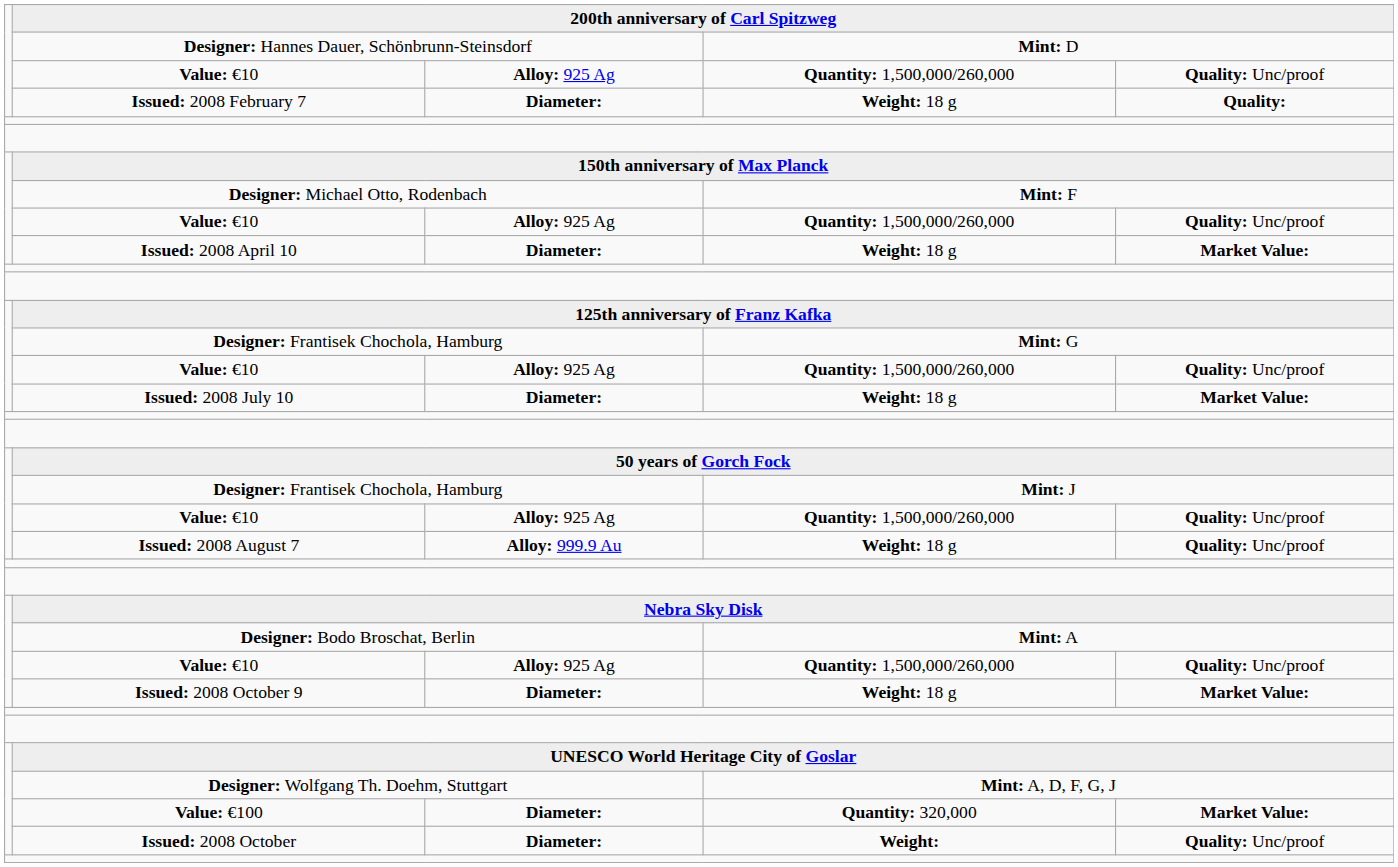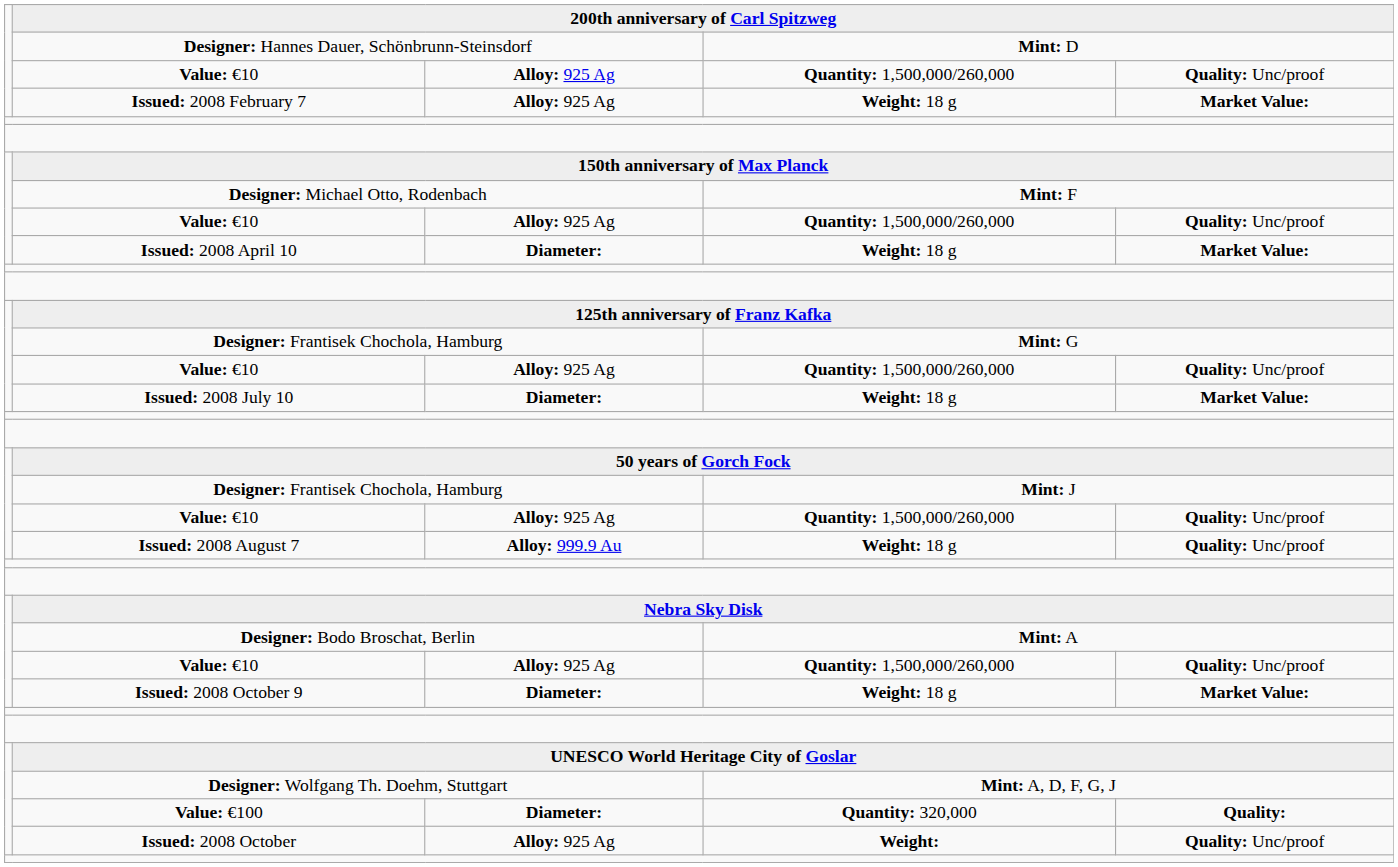(564, 102) Diameter: -> (564, 102) Alloy: 925 Ag
(1255, 102) Quality: -> (1255, 102) Market Value:
(1255, 812) Market Value: -> (1255, 812) Quality:
(564, 840) Diameter: -> (564, 840) Alloy: 925 Ag
